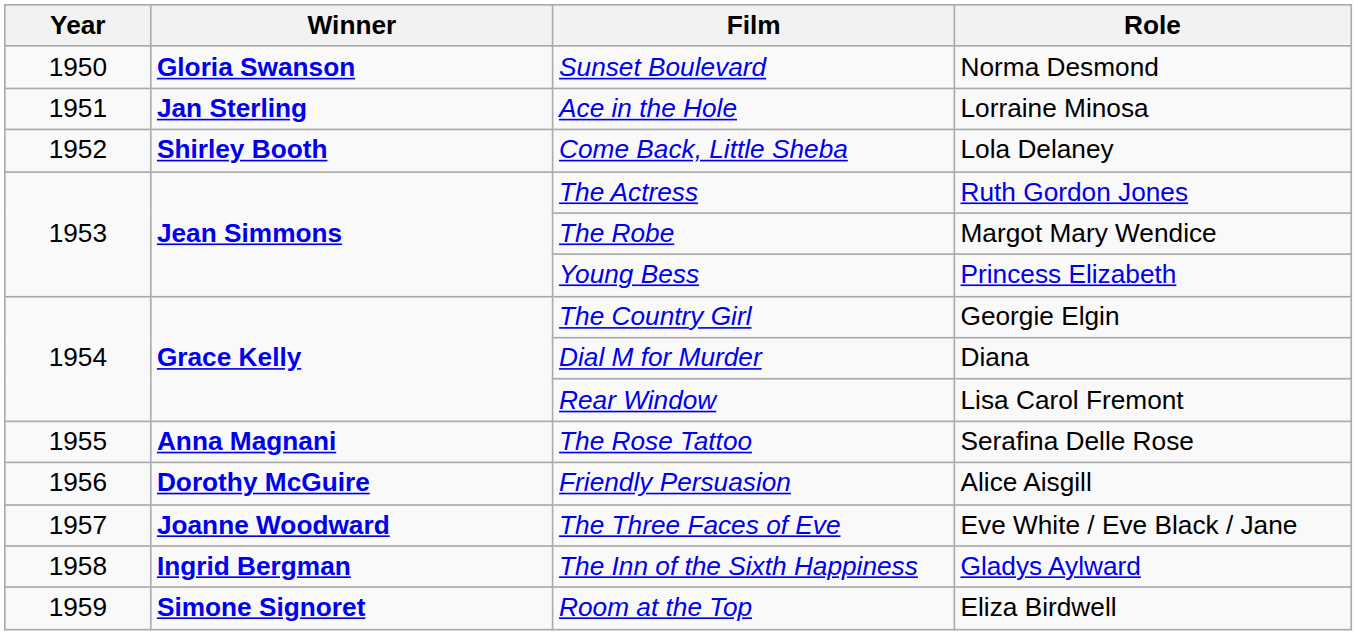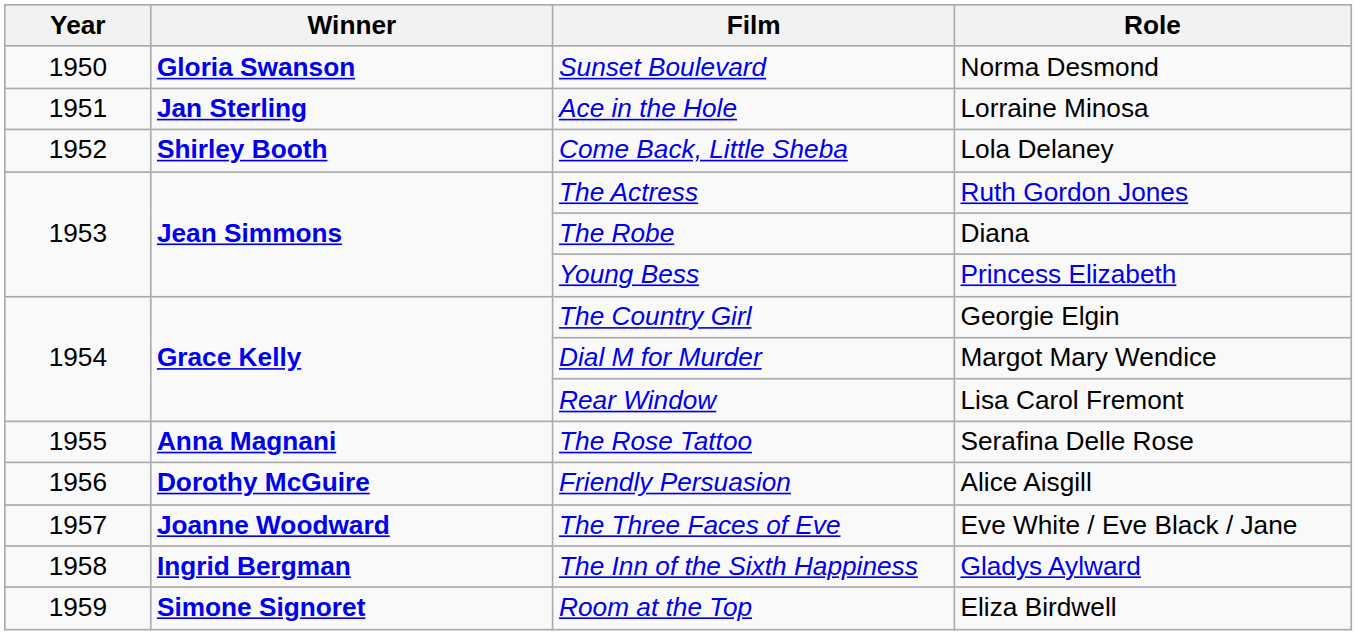(1089, 233) Margot Mary Wendice -> (995, 233) Diana
(995, 358) Diana -> (1089, 358) Margot Mary Wendice
